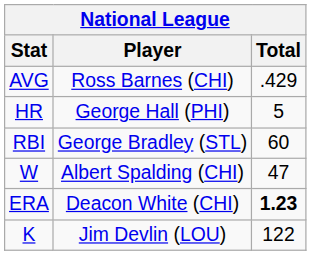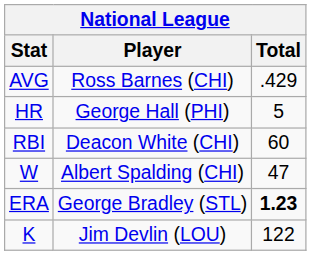(152, 142) George Bradley (STL) -> (152, 142) Deacon White (CHI)
(152, 204) Deacon White (CHI) -> (152, 204) George Bradley (STL)
